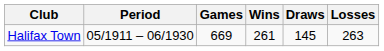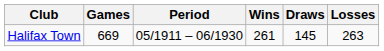columns swapped: (140, 14) <-> (221, 14)
